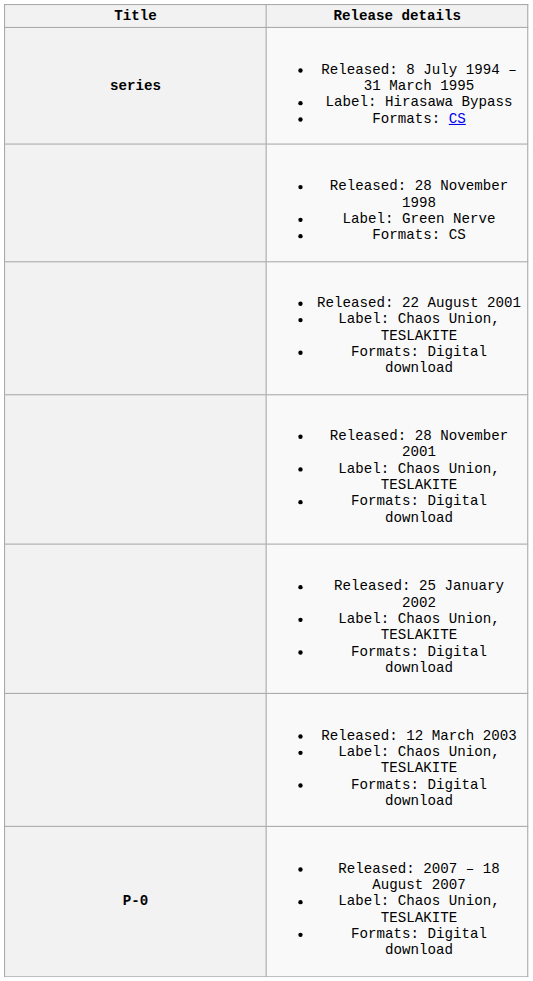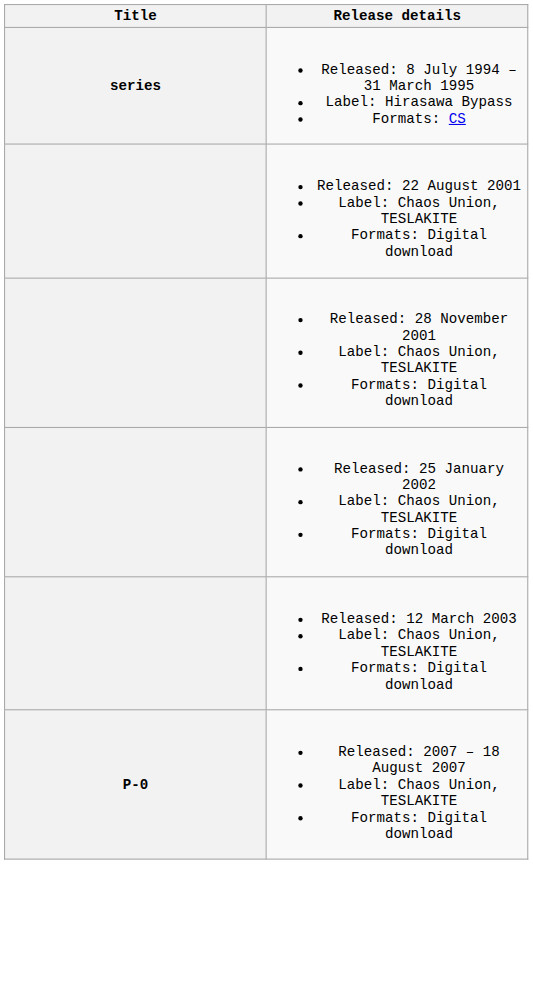- row: (397, 211)
